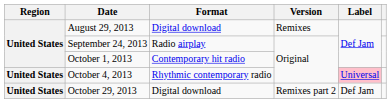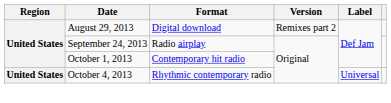(293, 28) Remixes -> (306, 28) Remixes part 2
(360, 75) pink background -> (360, 75) no background
- row: (102, 91)
